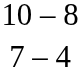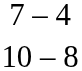rows swapped: (40, 56) <-> (40, 14)
